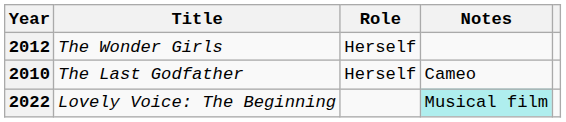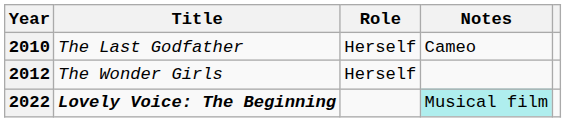rows swapped: (29, 75) <-> (29, 47)
(197, 103) normal -> (197, 103) bold
